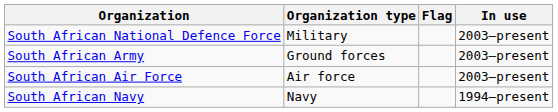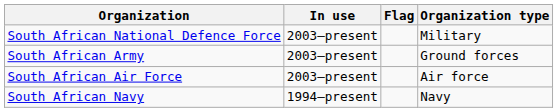columns swapped: (351, 15) <-> (504, 15)
